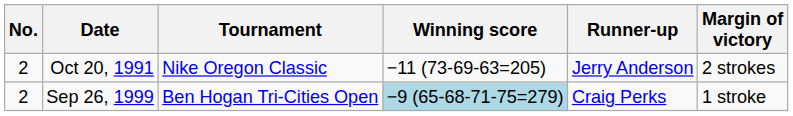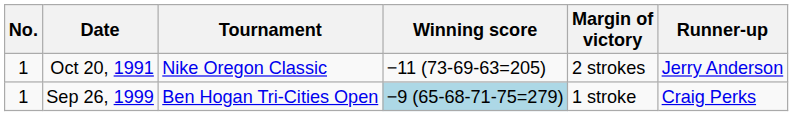columns swapped: (743, 29) <-> (633, 29)
(23, 68) 2 -> (23, 68) 1
(23, 97) 2 -> (23, 97) 1
